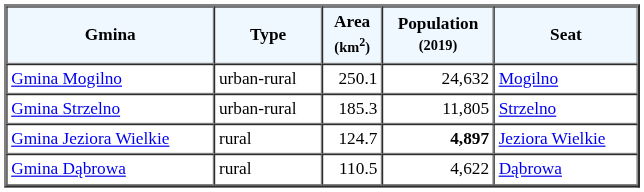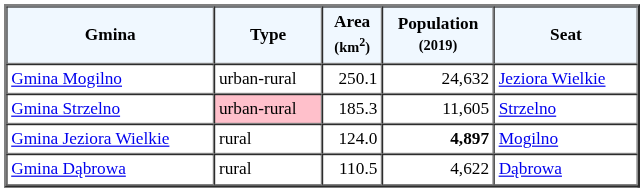(528, 78) Mogilno -> (552, 78) Jeziora Wielkie
(258, 108) no background -> (258, 108) pink background
(466, 108) 11,805 -> (466, 108) 11,605
(358, 139) 124.7 -> (358, 139) 124.0
(552, 139) Jeziora Wielkie -> (528, 139) Mogilno
